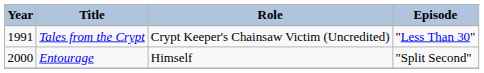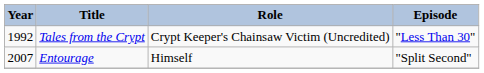(20, 36) 1991 -> (20, 36) 1992
(20, 57) 2000 -> (20, 57) 2007
